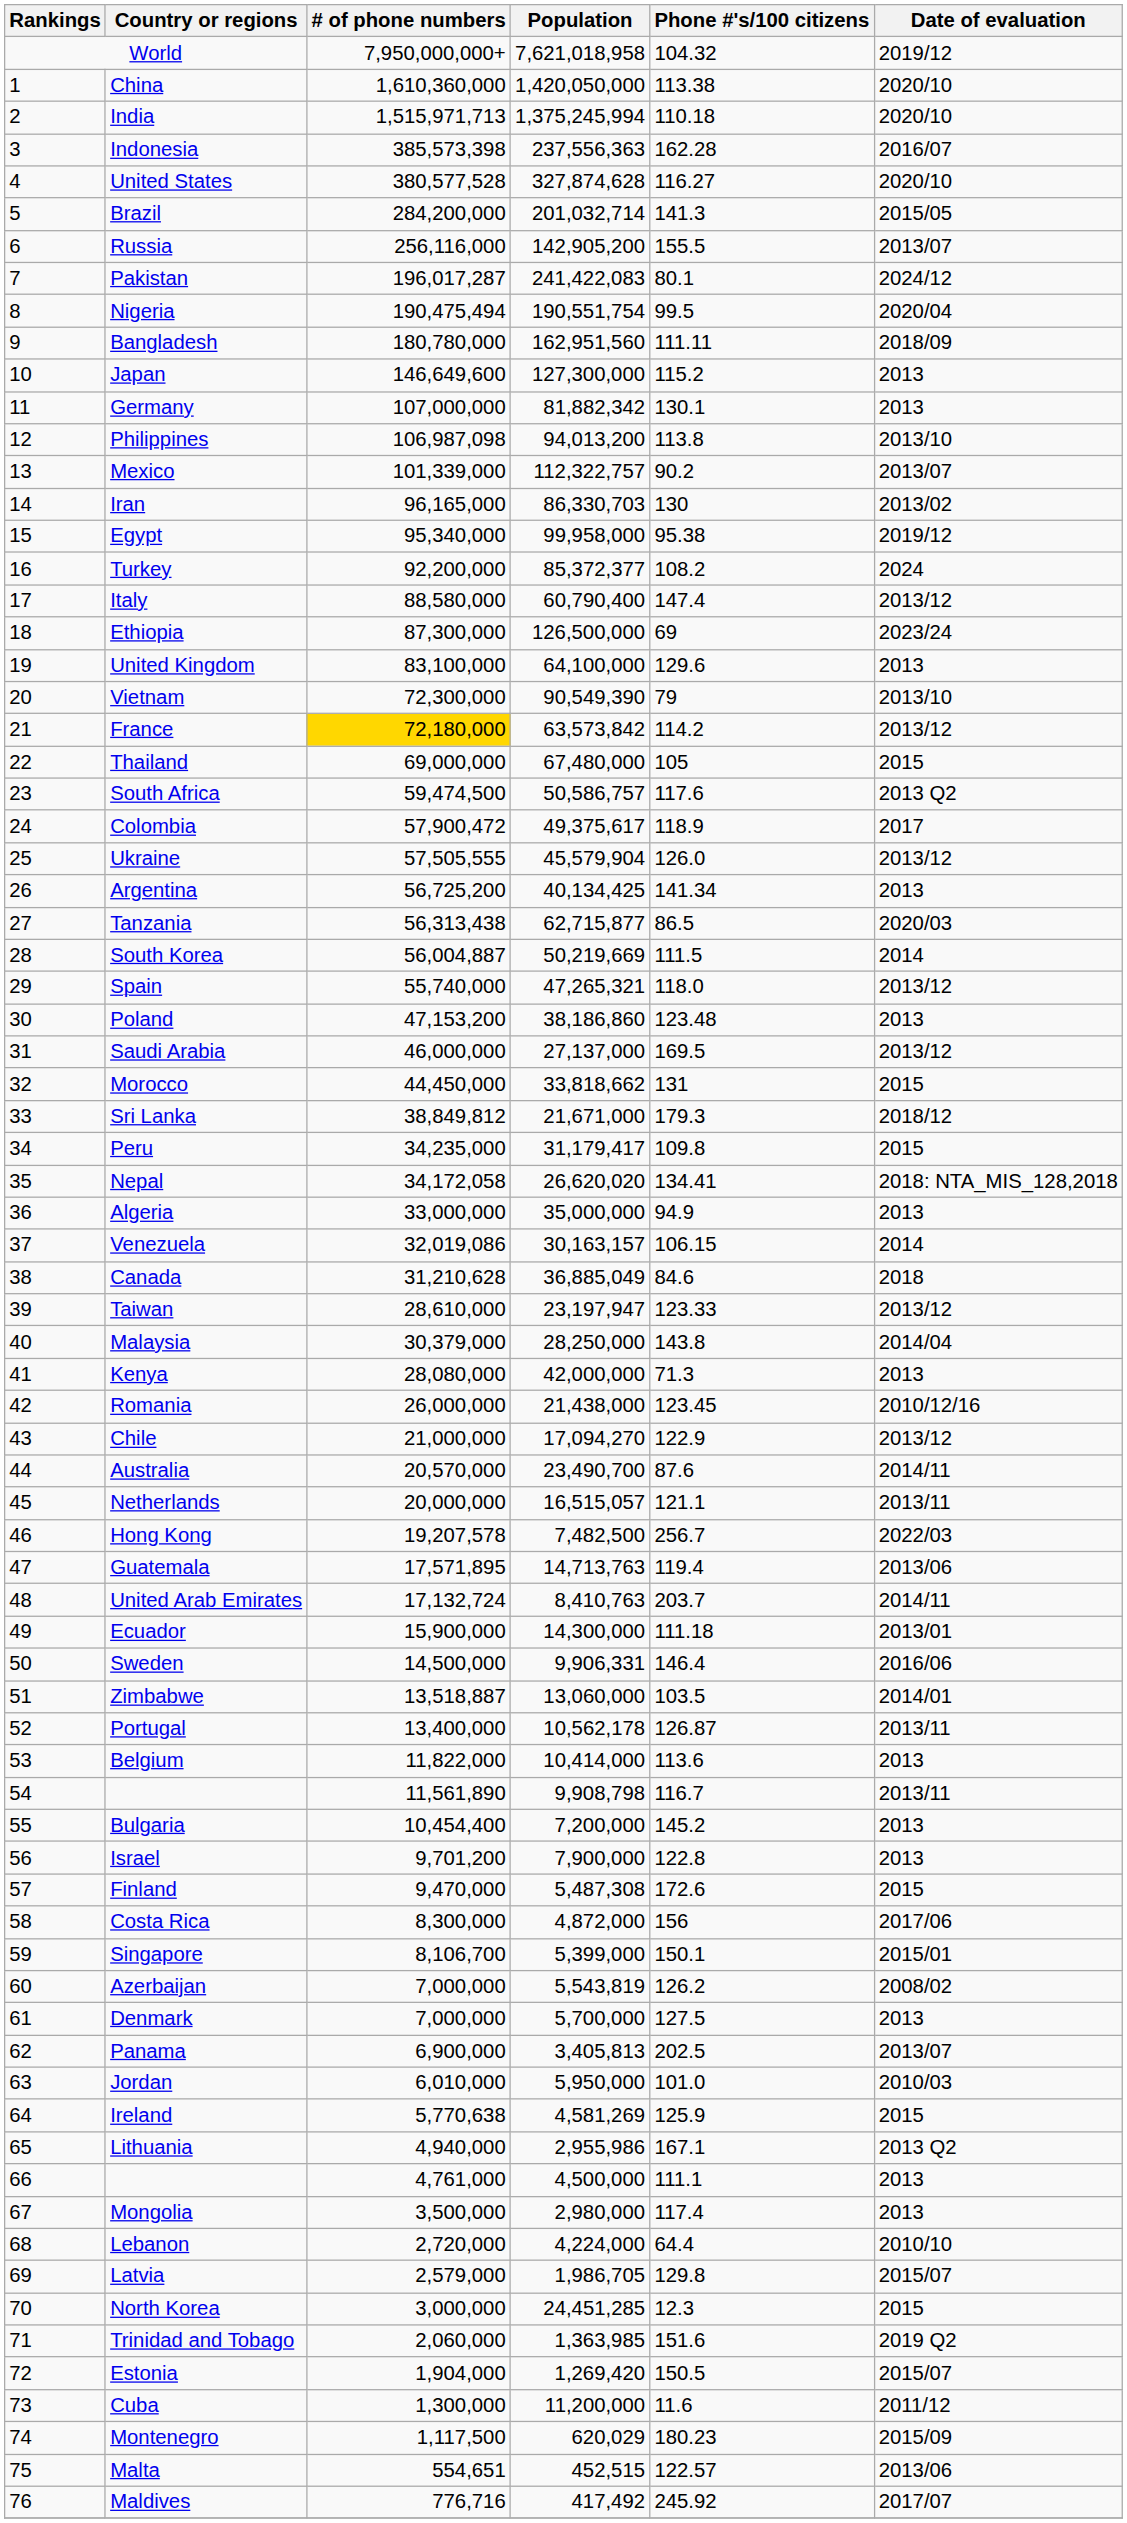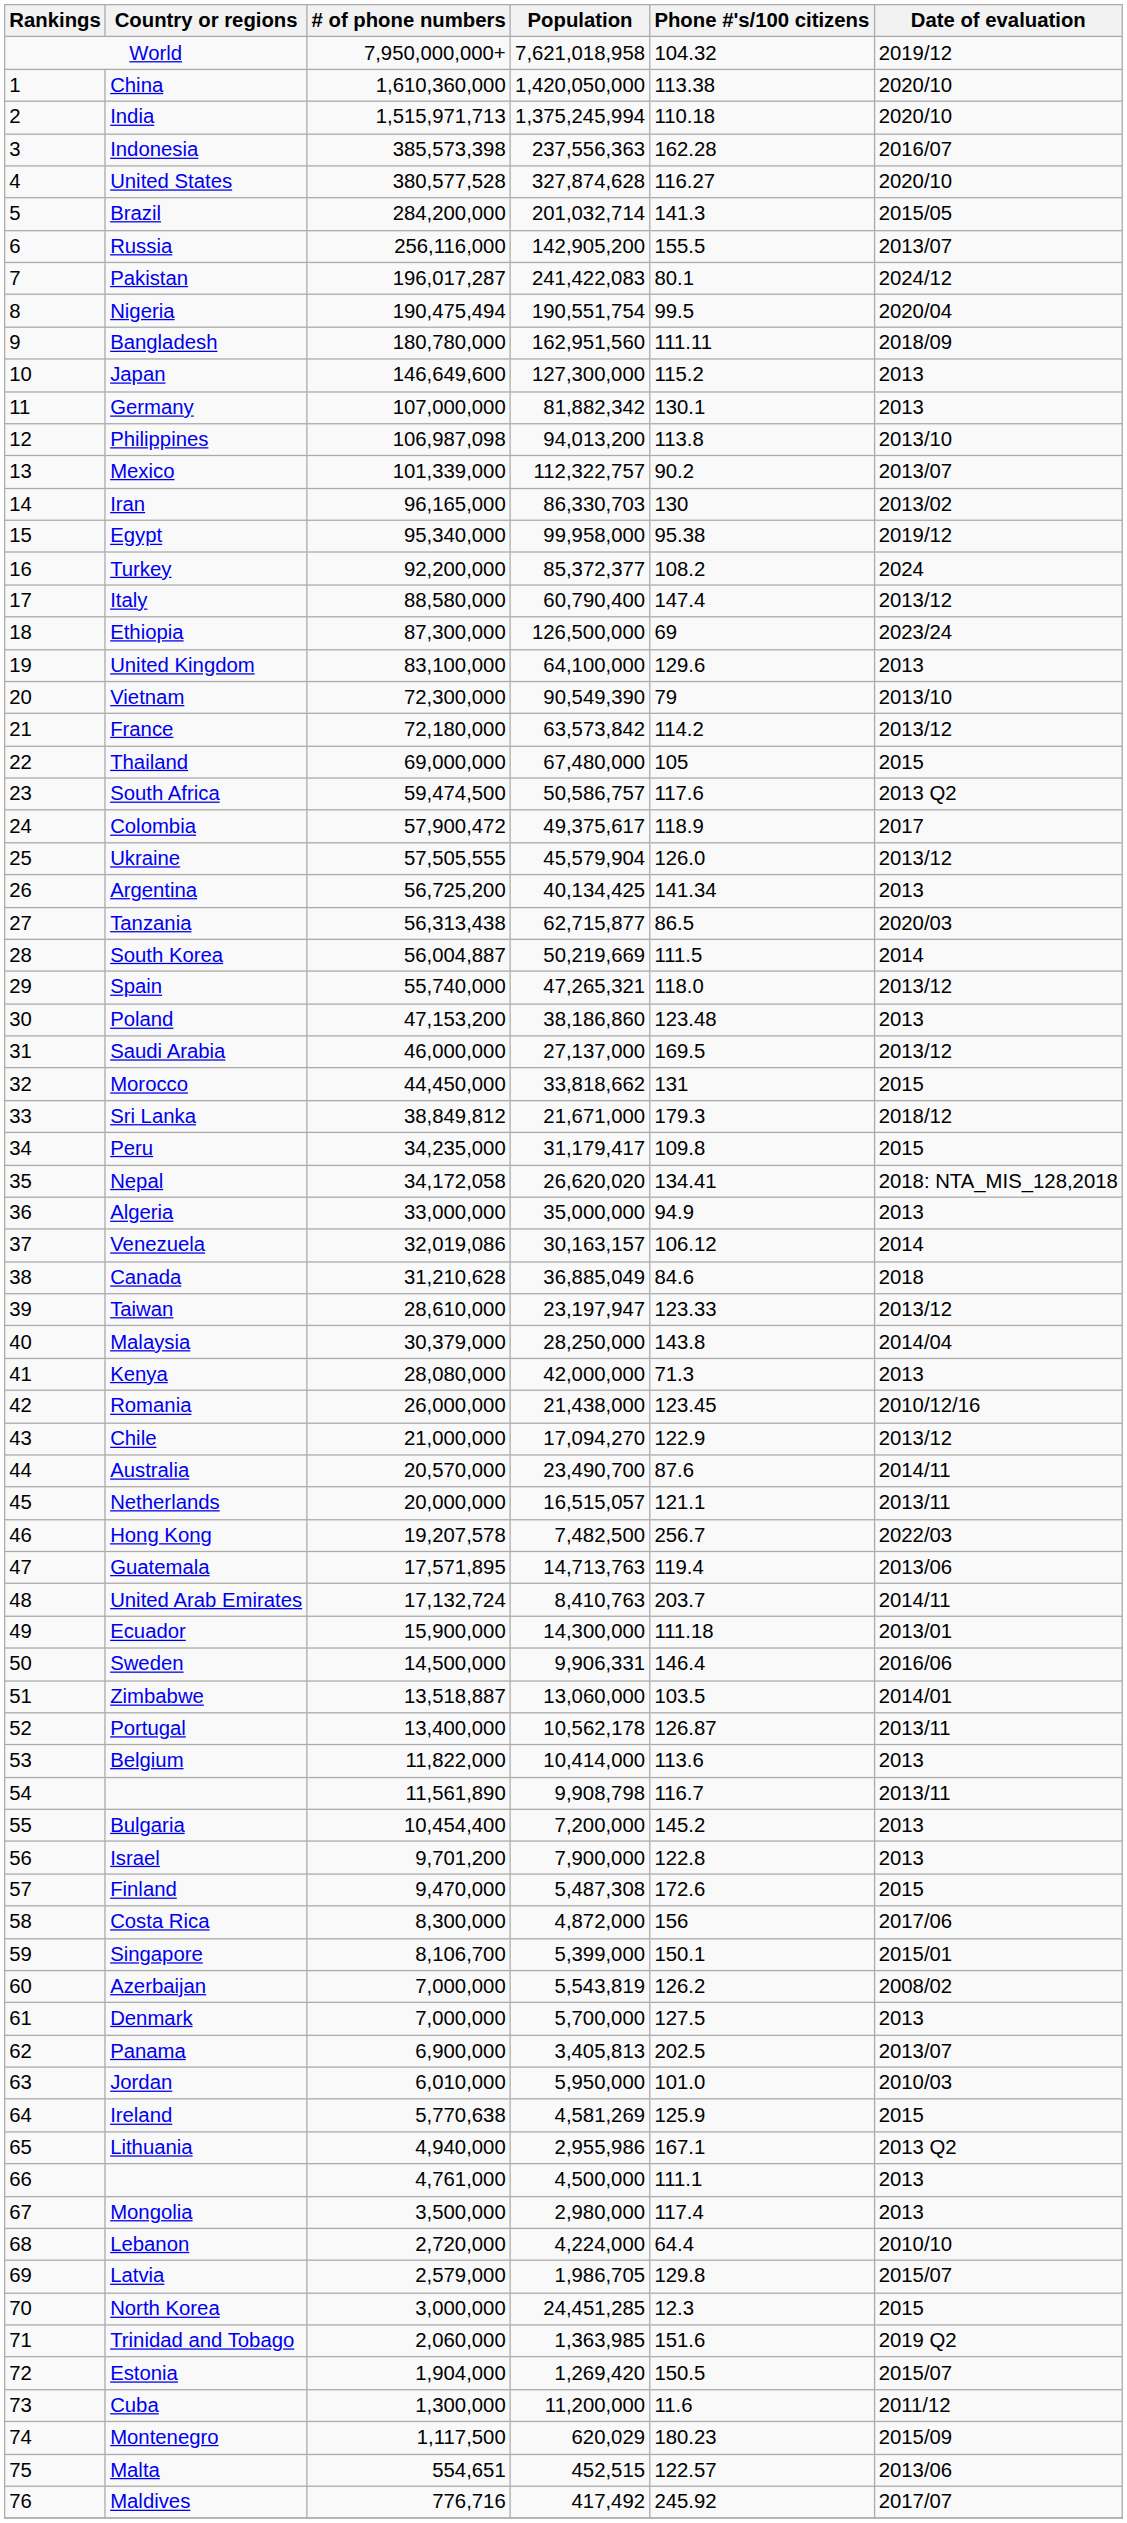(455, 729) gold background -> (455, 729) no background
(685, 1245) 106.15 -> (685, 1245) 106.12
